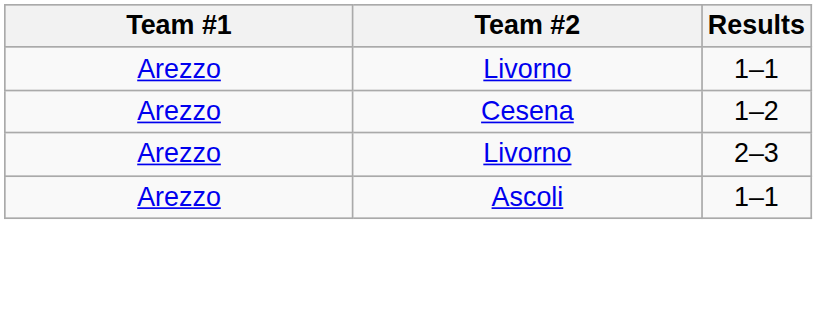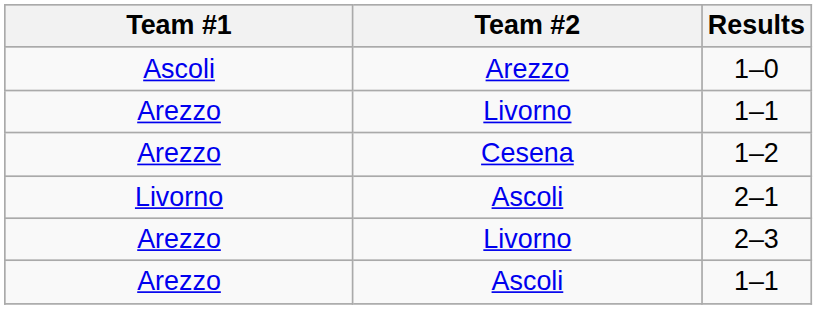+ row: (527, 68)
+ row: (527, 196)
